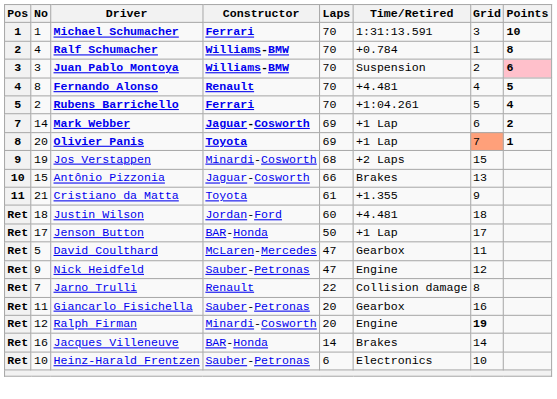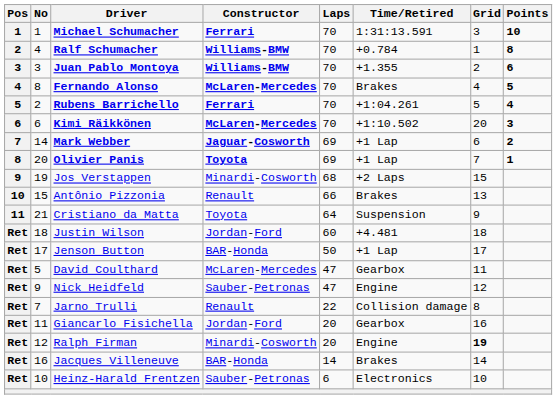(391, 69) Suspension -> (377, 69) +1.355
(510, 69) pink background -> (510, 69) no background
(230, 87) Renault -> (261, 87) McLaren-Mercedes
(377, 87) +4.481 -> (377, 87) Brakes
+ row: (102, 123)
(477, 142) lightsalmon background -> (477, 160) no background
(258, 178) Jaguar-Cosworth -> (230, 196) Renault
(329, 196) 61 -> (329, 215) 64
(377, 196) +1.355 -> (391, 215) Suspension
(258, 306) Sauber-Petronas -> (244, 324) Jordan-Ford
